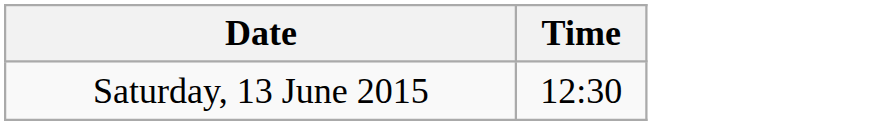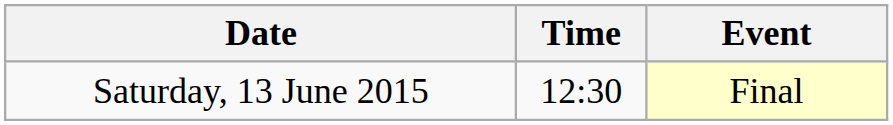+ column: (767, 33)
